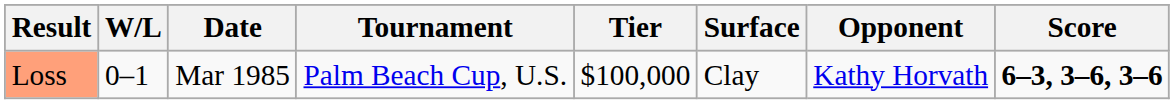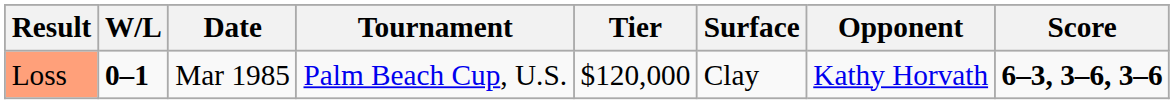(127, 74) normal -> (127, 74) bold
(635, 74) $100,000 -> (635, 74) $120,000
